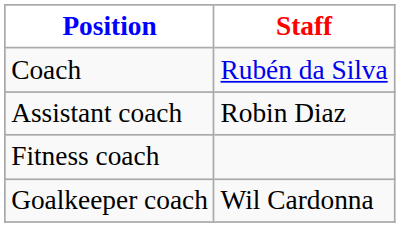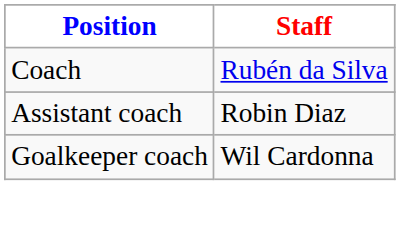- row: (85, 156)
